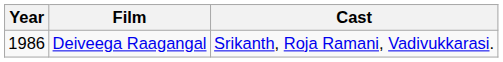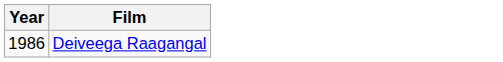- column: (354, 17)
